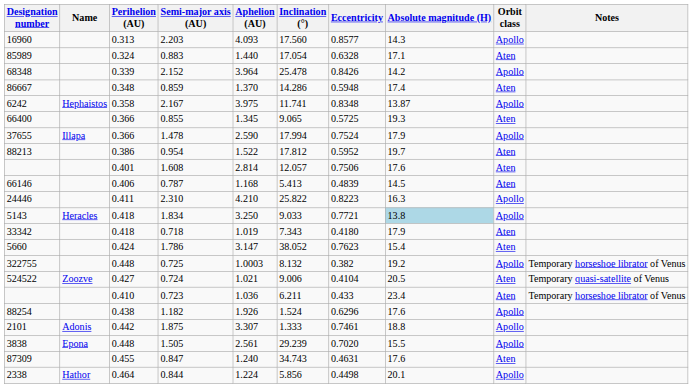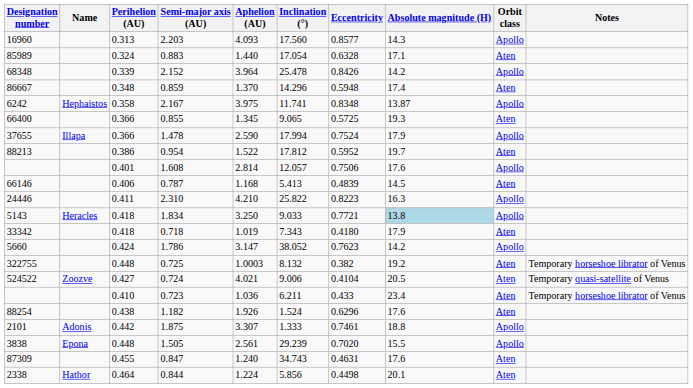(293, 87) 14.286 -> (293, 87) 14.296
(506, 167) Aten -> (510, 167) Apollo
(396, 247) 15.4 -> (396, 247) 14.2
(506, 247) Aten -> (510, 247) Apollo
(510, 263) Apollo -> (506, 263) Aten
(247, 279) 1.021 -> (247, 279) 4.021
(510, 311) Apollo -> (506, 311) Aten
(510, 375) Apollo -> (506, 375) Aten
